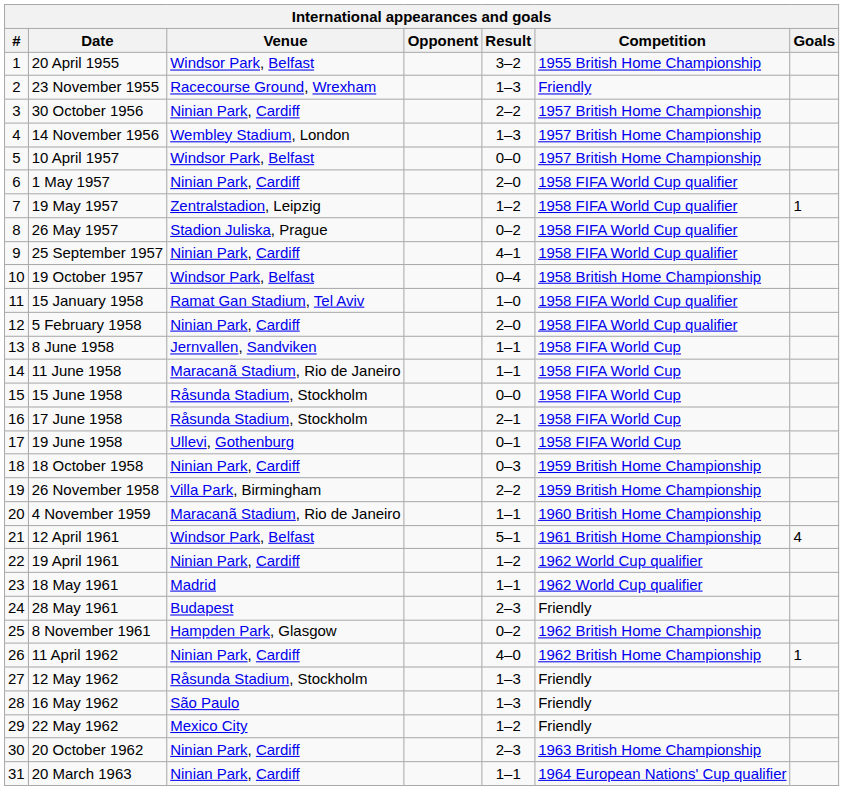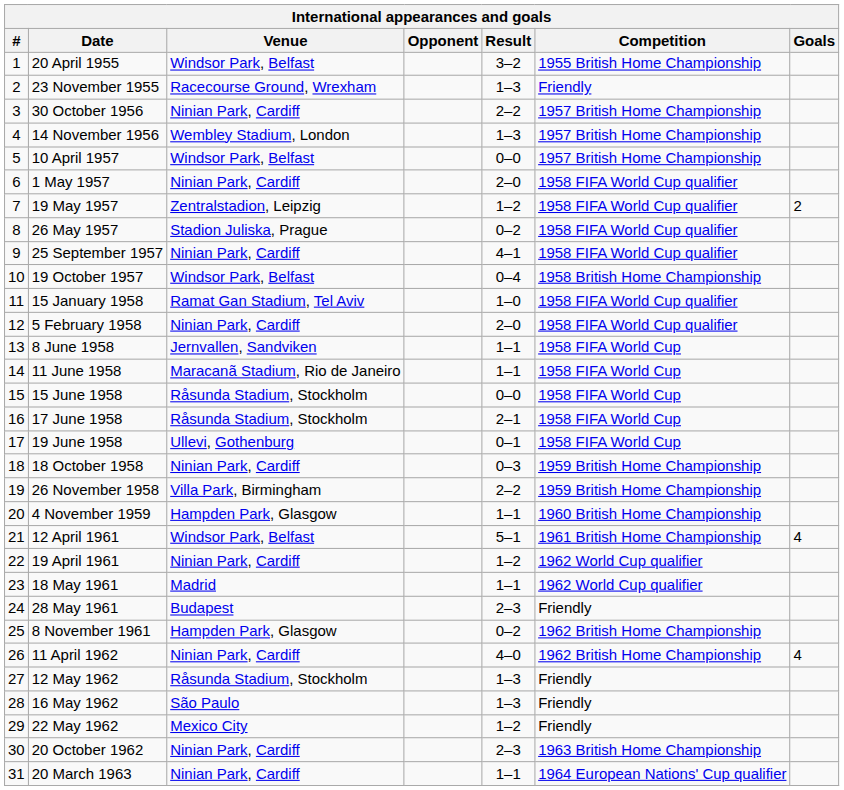(798, 206) 1 -> (798, 206) 2
(285, 514) Maracanã Stadium, Rio de Janeiro -> (253, 514) Hampden Park, Glasgow
(798, 656) 1 -> (798, 656) 4
